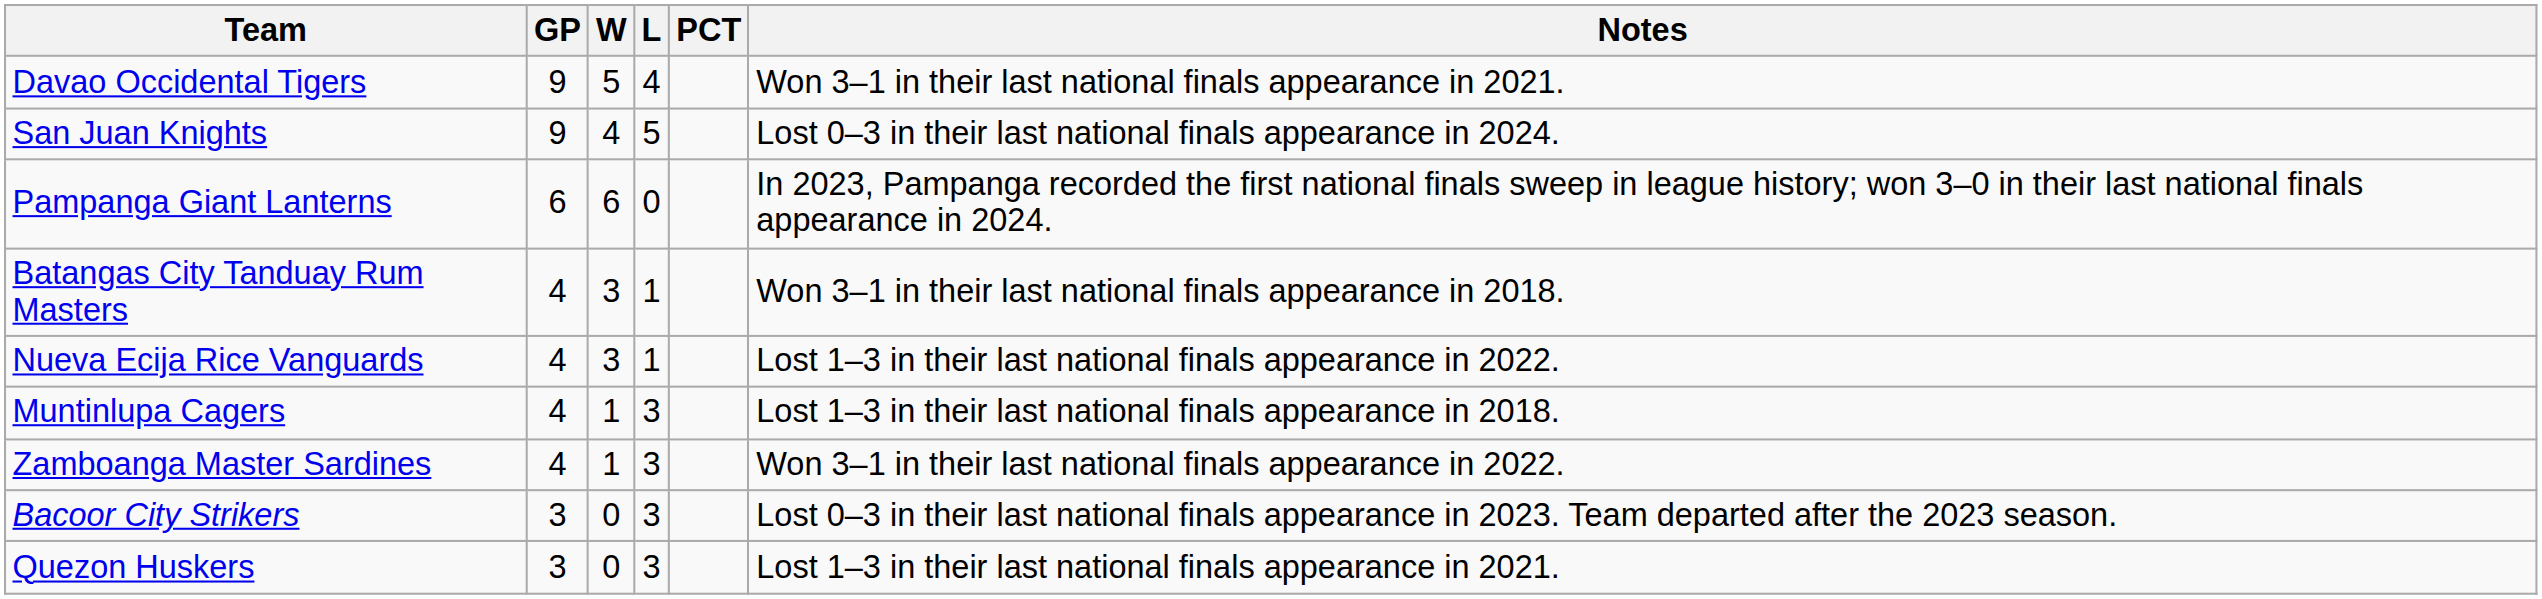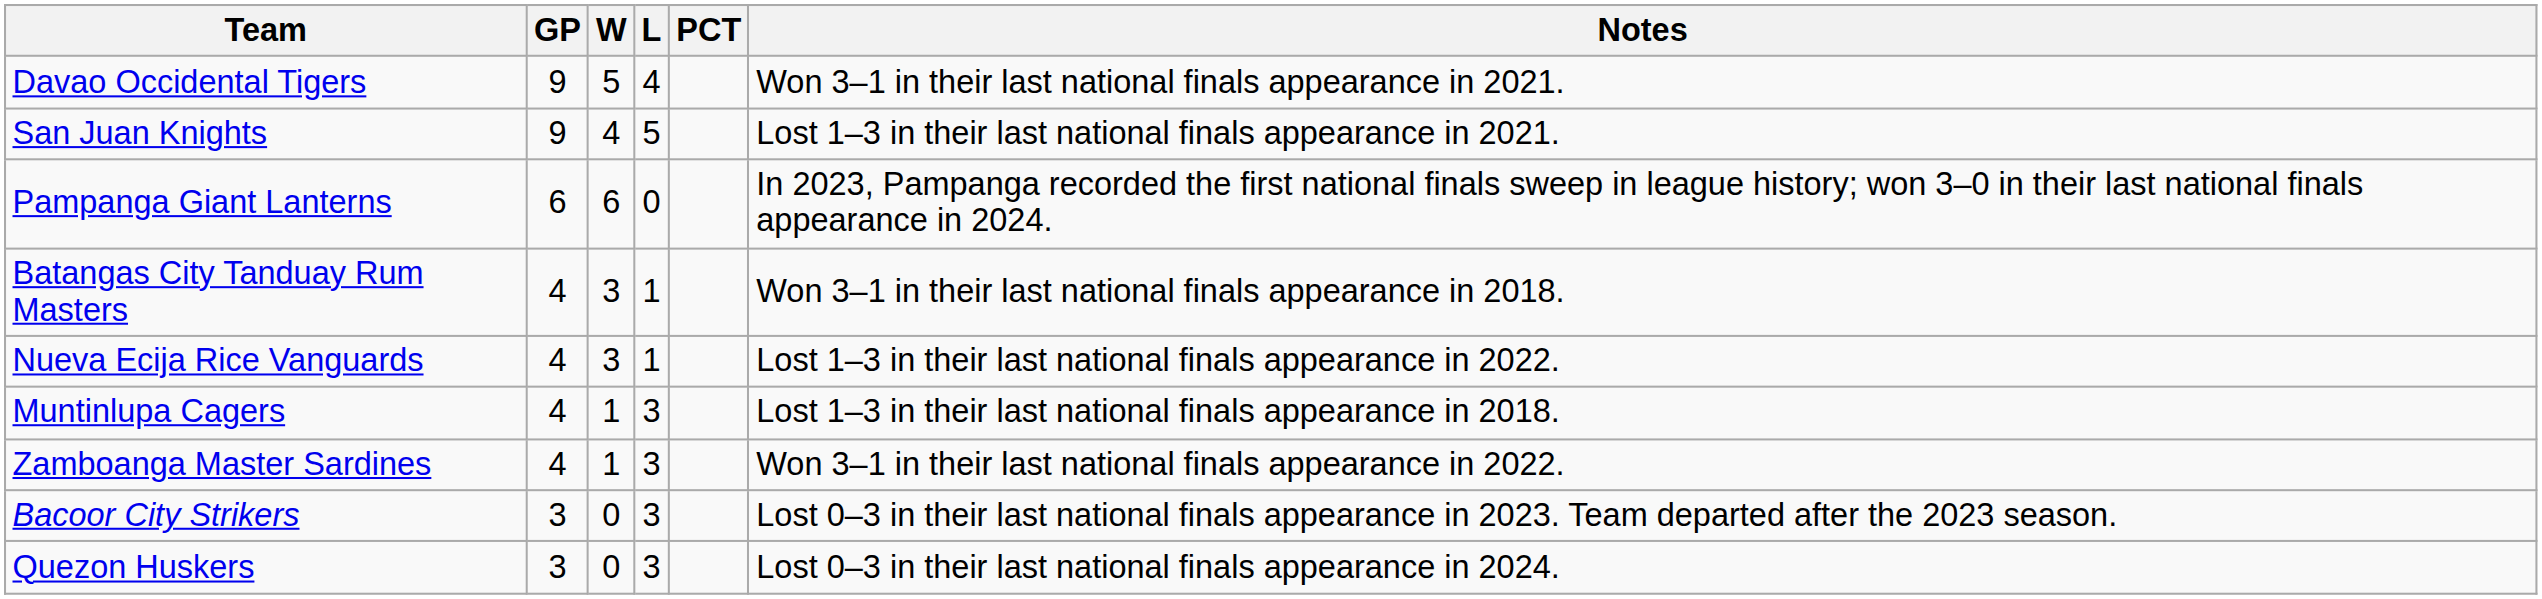(1158, 133) Lost 0–3 in their last national finals appearance in 2024. -> (1158, 133) Lost 1–3 in their last national finals appearance in 2021.
(1158, 566) Lost 1–3 in their last national finals appearance in 2021. -> (1158, 566) Lost 0–3 in their last national finals appearance in 2024.
